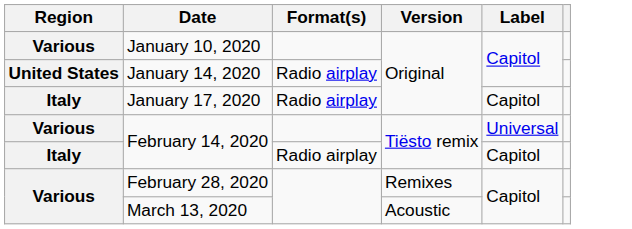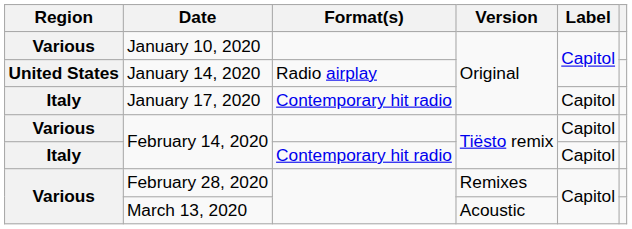(327, 100) Radio airplay -> (364, 100) Contemporary hit radio
(522, 127) Universal -> (588, 127) Capitol
(327, 155) Radio airplay -> (364, 155) Contemporary hit radio
